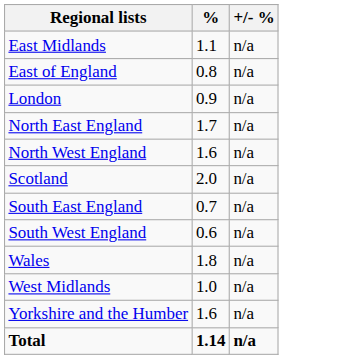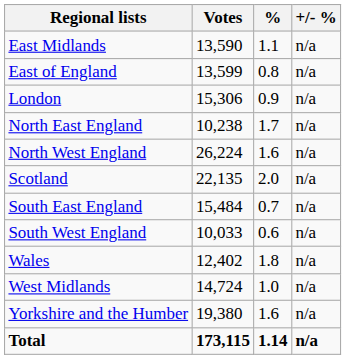+ column: (223, 17)
